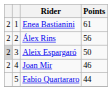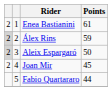(8, 38) no background -> (8, 38) lightgrey background
(87, 38) 56 -> (87, 38) 59
(87, 65) 46 -> (87, 65) 45
